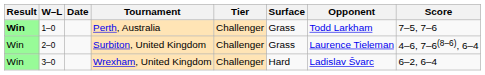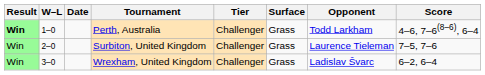(418, 28) 7–5, 7–6 -> (438, 29) 4–6, 7–6(8–6), 6–4
(438, 45) 4–6, 7–6(8–6), 6–4 -> (418, 46) 7–5, 7–6
(279, 62) Hard -> (282, 62) Grass
